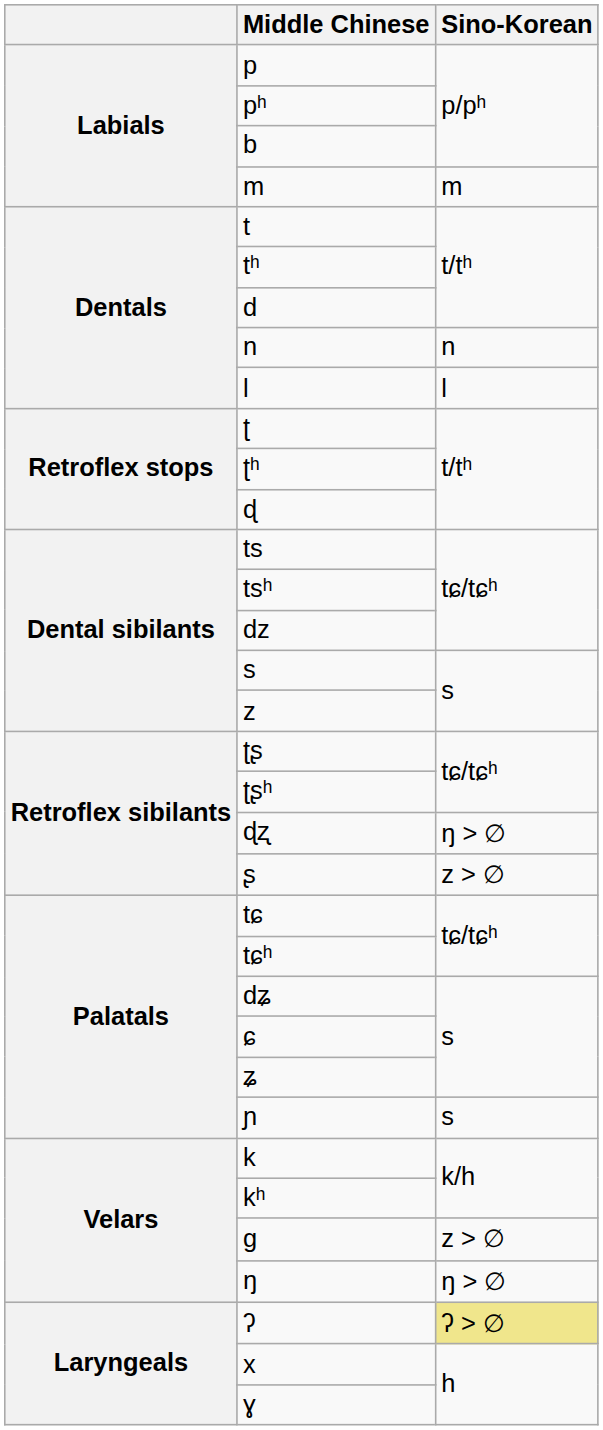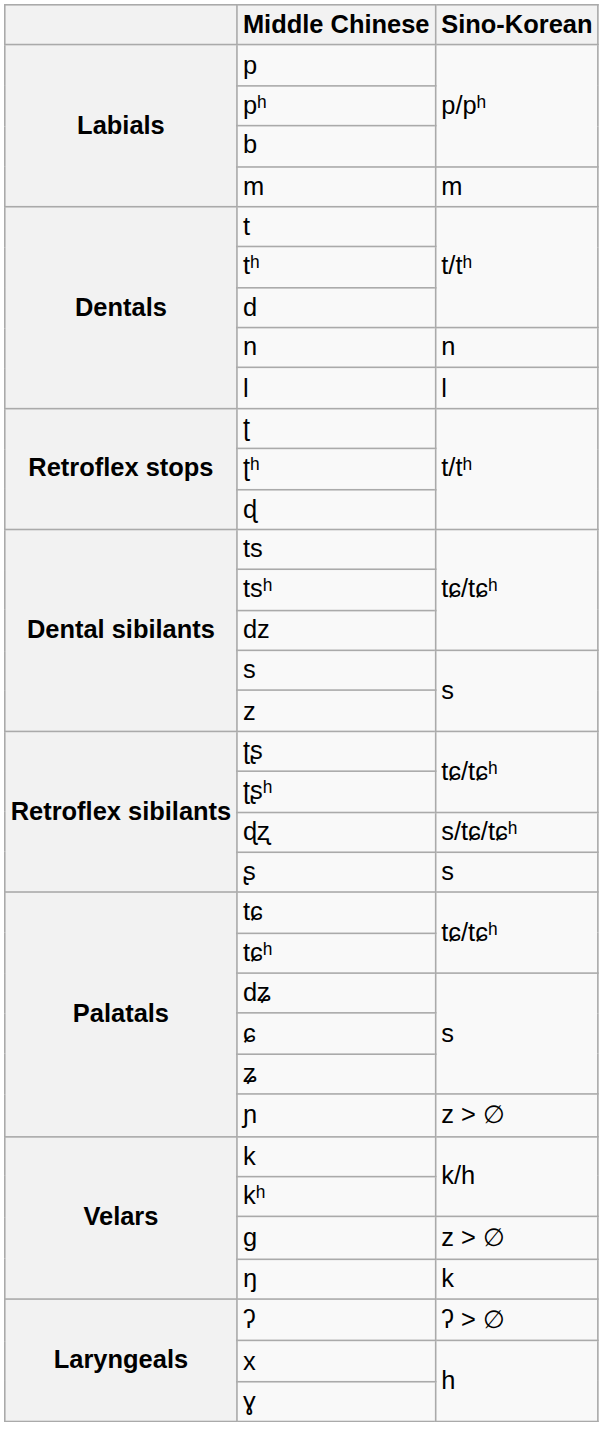(474, 833) ŋ > ∅ -> (479, 831) s/tɕ/tɕʰ
(473, 875) z > ∅ -> (448, 871) s
(448, 1117) s -> (473, 1115) z > ∅
(474, 1281) ŋ > ∅ -> (448, 1278) k
(473, 1323) khaki background -> (473, 1320) no background
